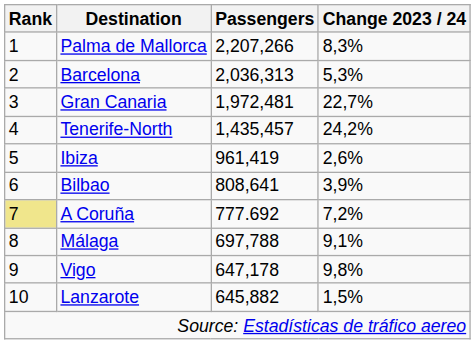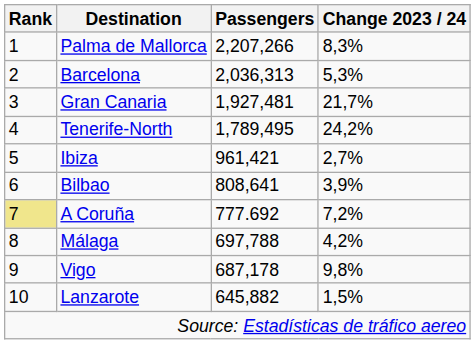(254, 102) 1,972,481 -> (254, 102) 1,927,481
(348, 102) 22,7% -> (348, 102) 21,7%
(254, 130) 1,435,457 -> (254, 130) 1,789,495
(247, 158) 961,419 -> (247, 158) 961,421
(343, 158) 2,6% -> (343, 158) 2,7%
(343, 241) 9,1% -> (343, 241) 4,2%
(247, 269) 647,178 -> (247, 269) 687,178
